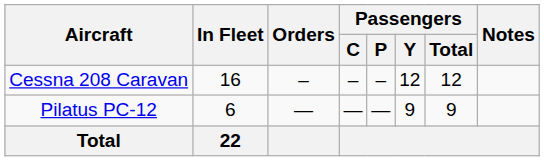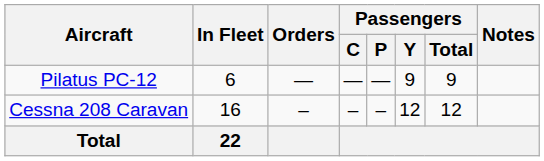rows swapped: (99, 79) <-> (99, 110)
